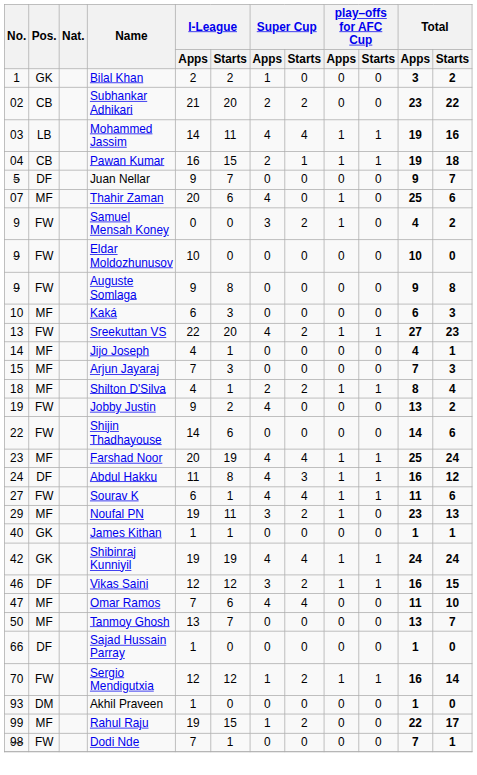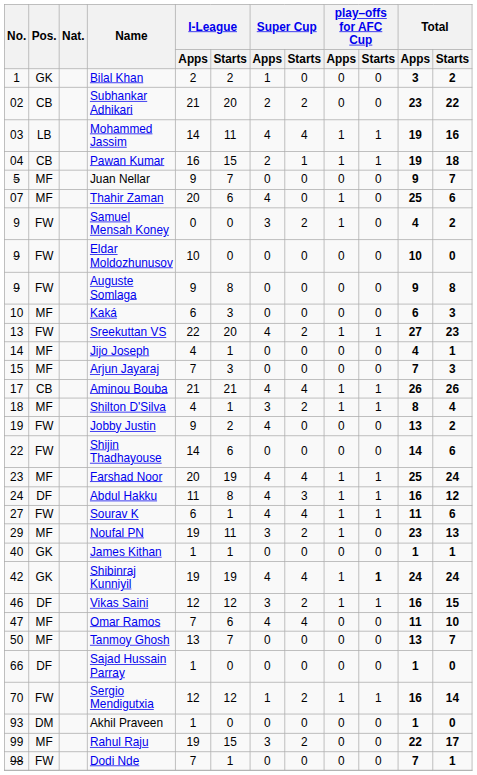(44, 179) DF -> (44, 179) MF
+ row: (129, 388)
(267, 388) 2 -> (267, 407) 3
(378, 558) normal -> (378, 577) bold
(267, 723) 1 -> (267, 742) 3
